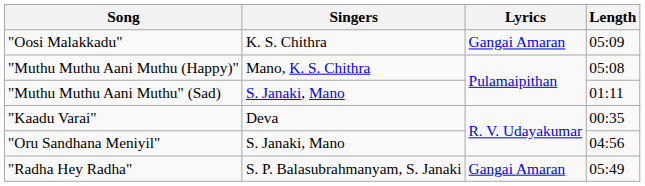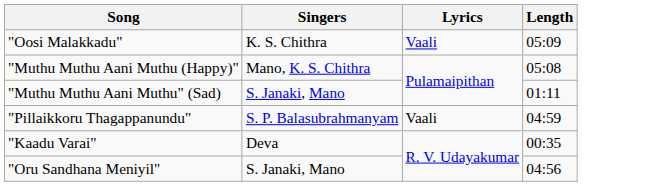(517, 42) Gangai Amaran -> (421, 42) Vaali
+ row: (100, 118)
- row: (70, 169)
